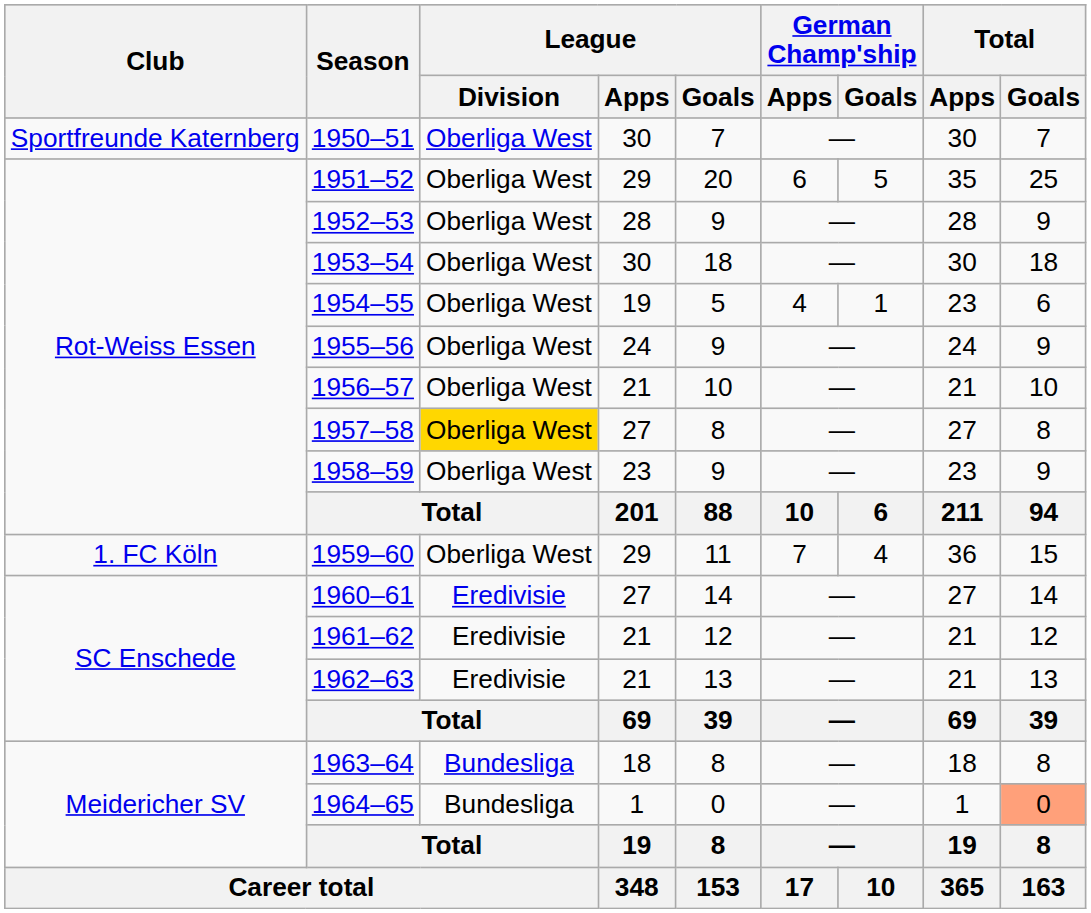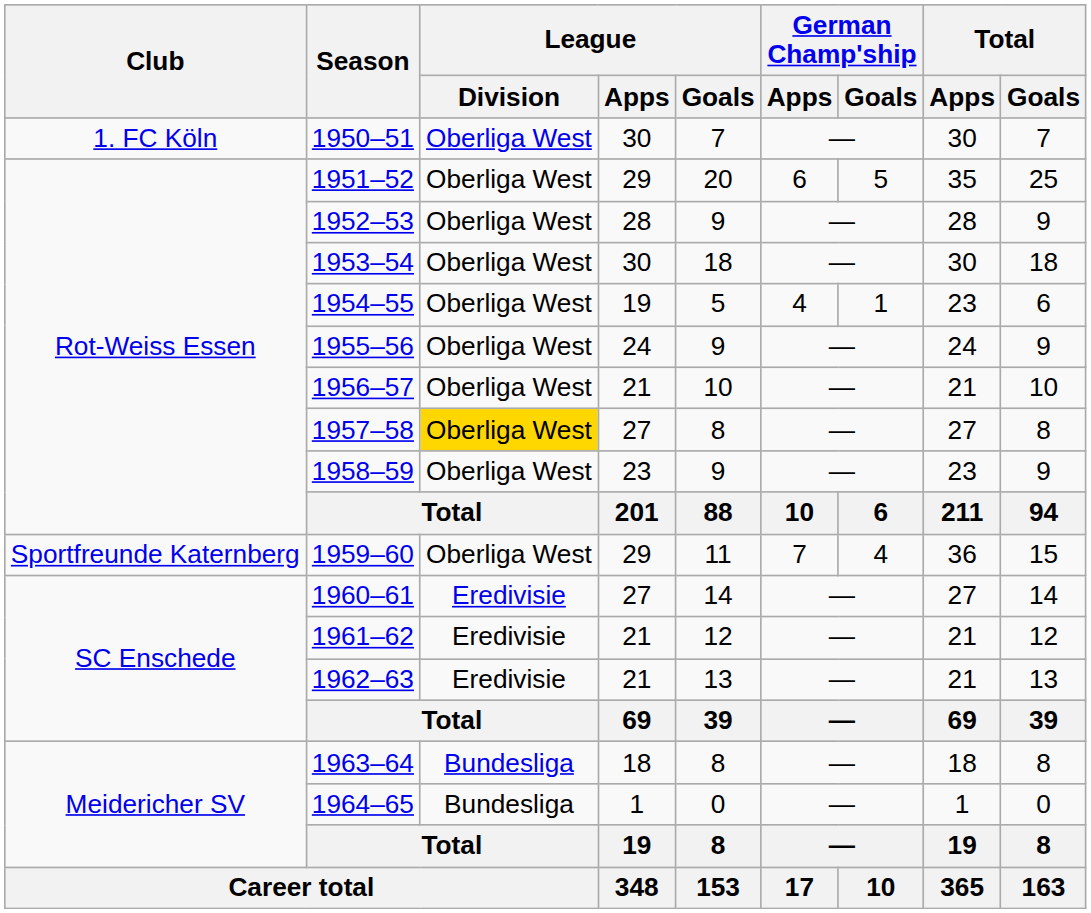(155, 138) Sportfreunde Katernberg -> (155, 138) 1. FC Köln
(155, 554) 1. FC Köln -> (155, 554) Sportfreunde Katernberg
(1044, 803) lightsalmon background -> (1044, 803) no background
